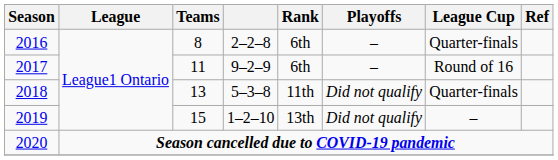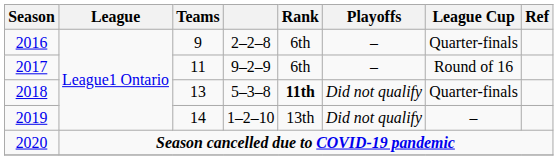(198, 42) 8 -> (198, 42) 9
(300, 92) normal -> (300, 92) bold
(198, 117) 15 -> (198, 117) 14
